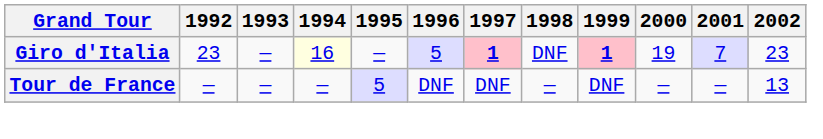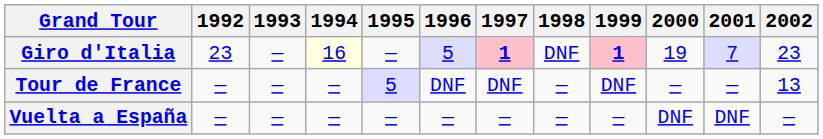+ row: (98, 117)
